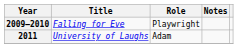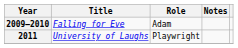(176, 24) Playwright -> (162, 24) Adam
(162, 37) Adam -> (176, 37) Playwright
